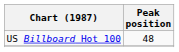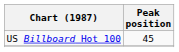(148, 39) 48 -> (148, 39) 45
